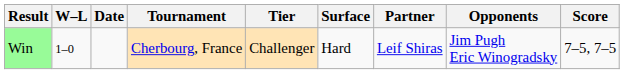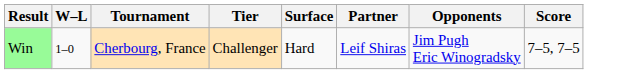- column: (109, 16)
